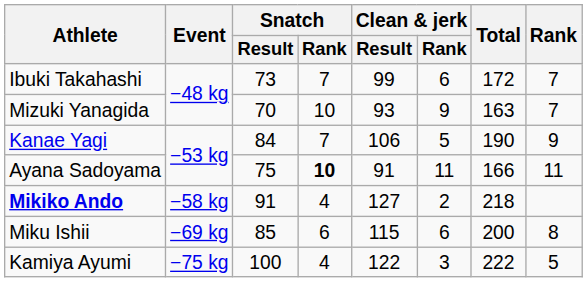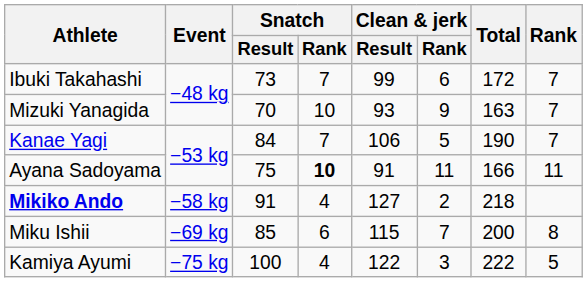(553, 141) 9 -> (553, 141) 7
(444, 232) 6 -> (444, 232) 7
